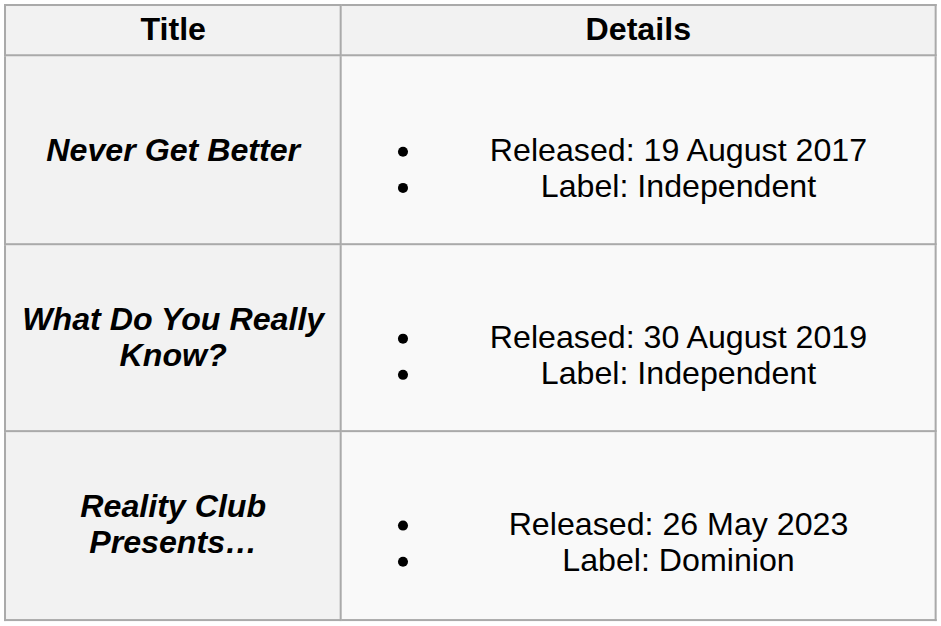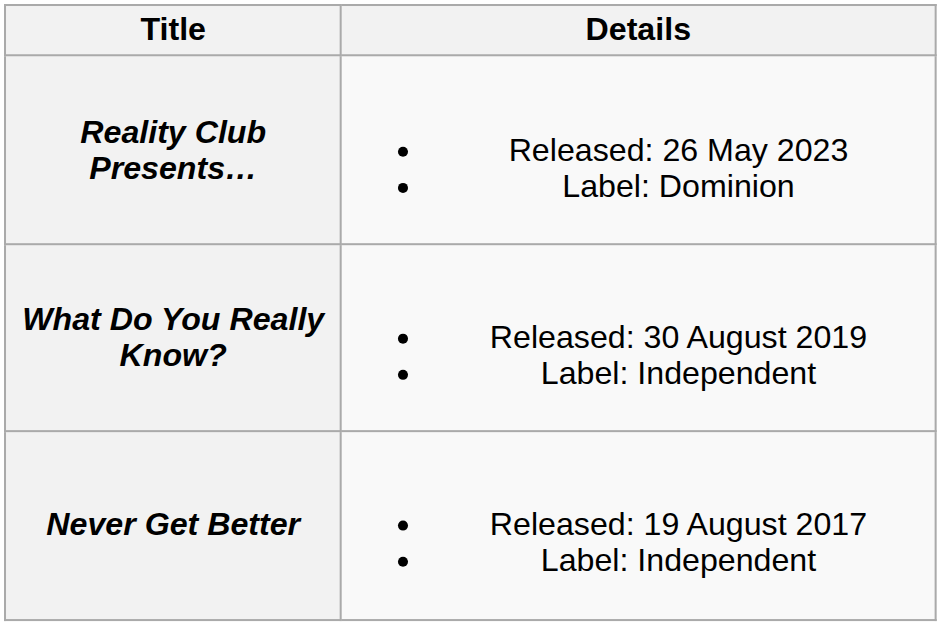rows swapped: (173, 149) <-> (173, 524)
